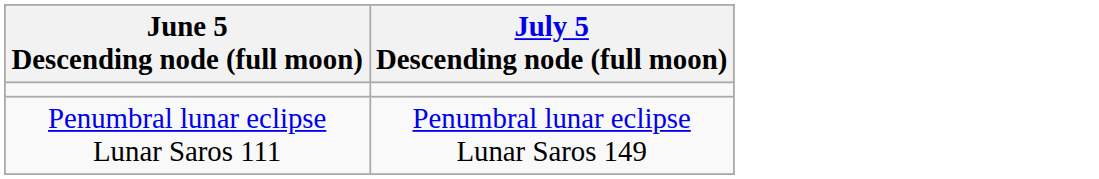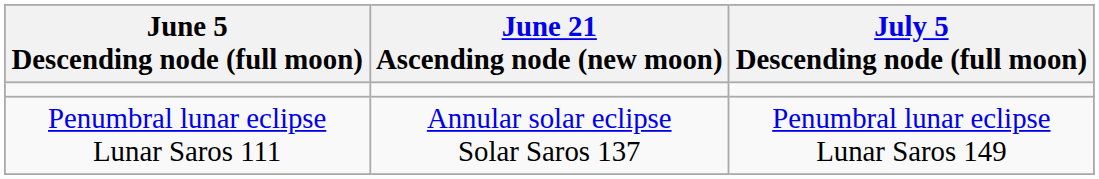+ column: (549, 43)
